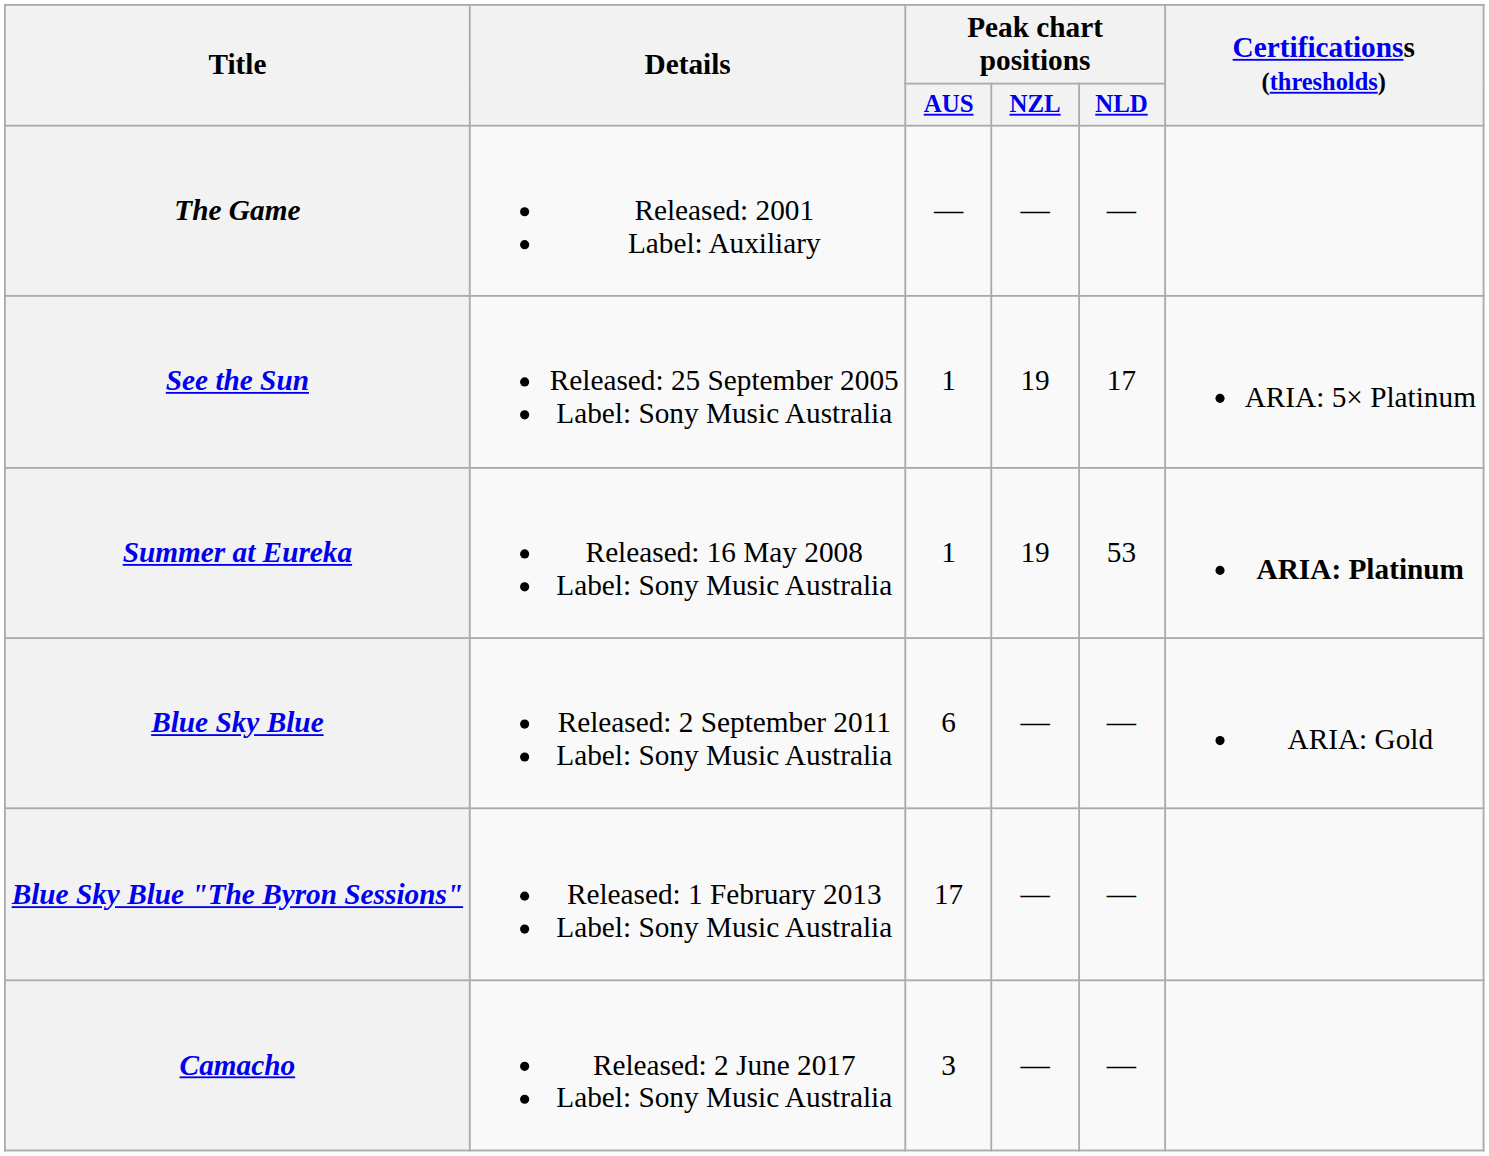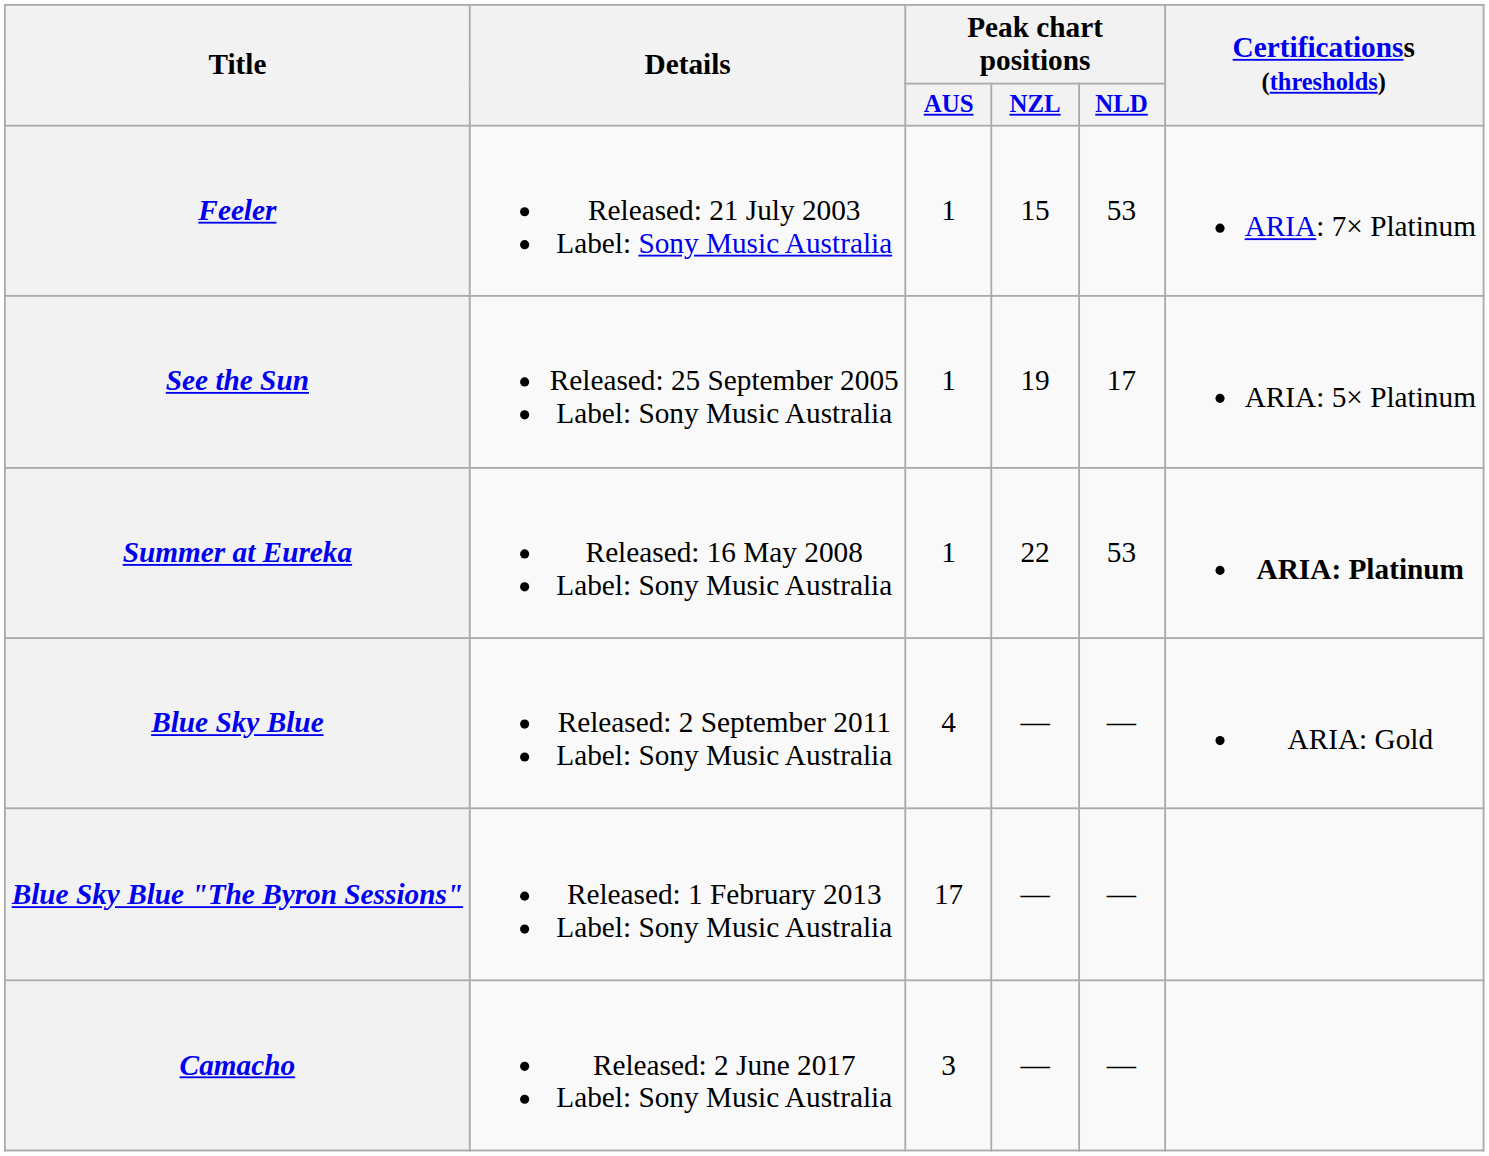- row: (237, 210)
+ row: (237, 210)
(1035, 552) 19 -> (1035, 552) 22
(949, 723) 6 -> (949, 723) 4
